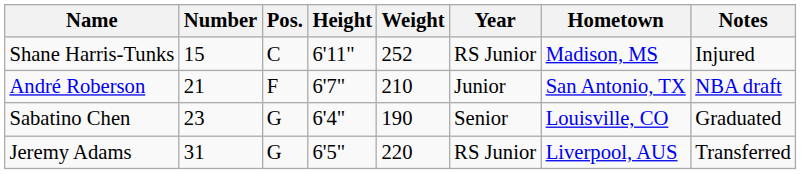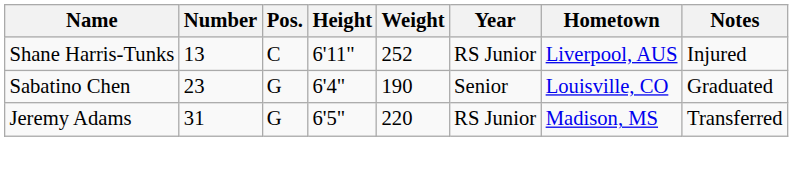(194, 53) 15 -> (194, 53) 13
(602, 53) Madison, MS -> (612, 53) Liverpool, AUS
- row: (77, 86)
(612, 151) Liverpool, AUS -> (602, 119) Madison, MS
